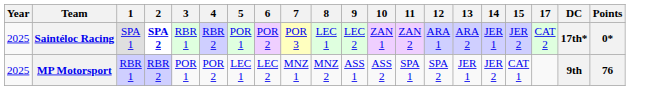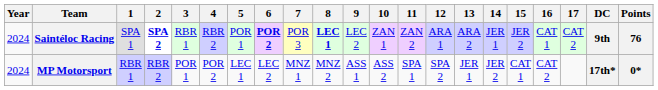+ column: (547, 13)
(18, 38) 2025 -> (18, 38) 2024
(268, 38) normal -> (269, 38) bold
(326, 38) normal -> (328, 38) bold
(574, 38) 17th* -> (602, 38) 9th
(608, 38) 0* -> (636, 38) 76
(18, 69) 2025 -> (18, 69) 2024
(574, 69) 9th -> (602, 69) 17th*
(608, 69) 76 -> (636, 69) 0*
